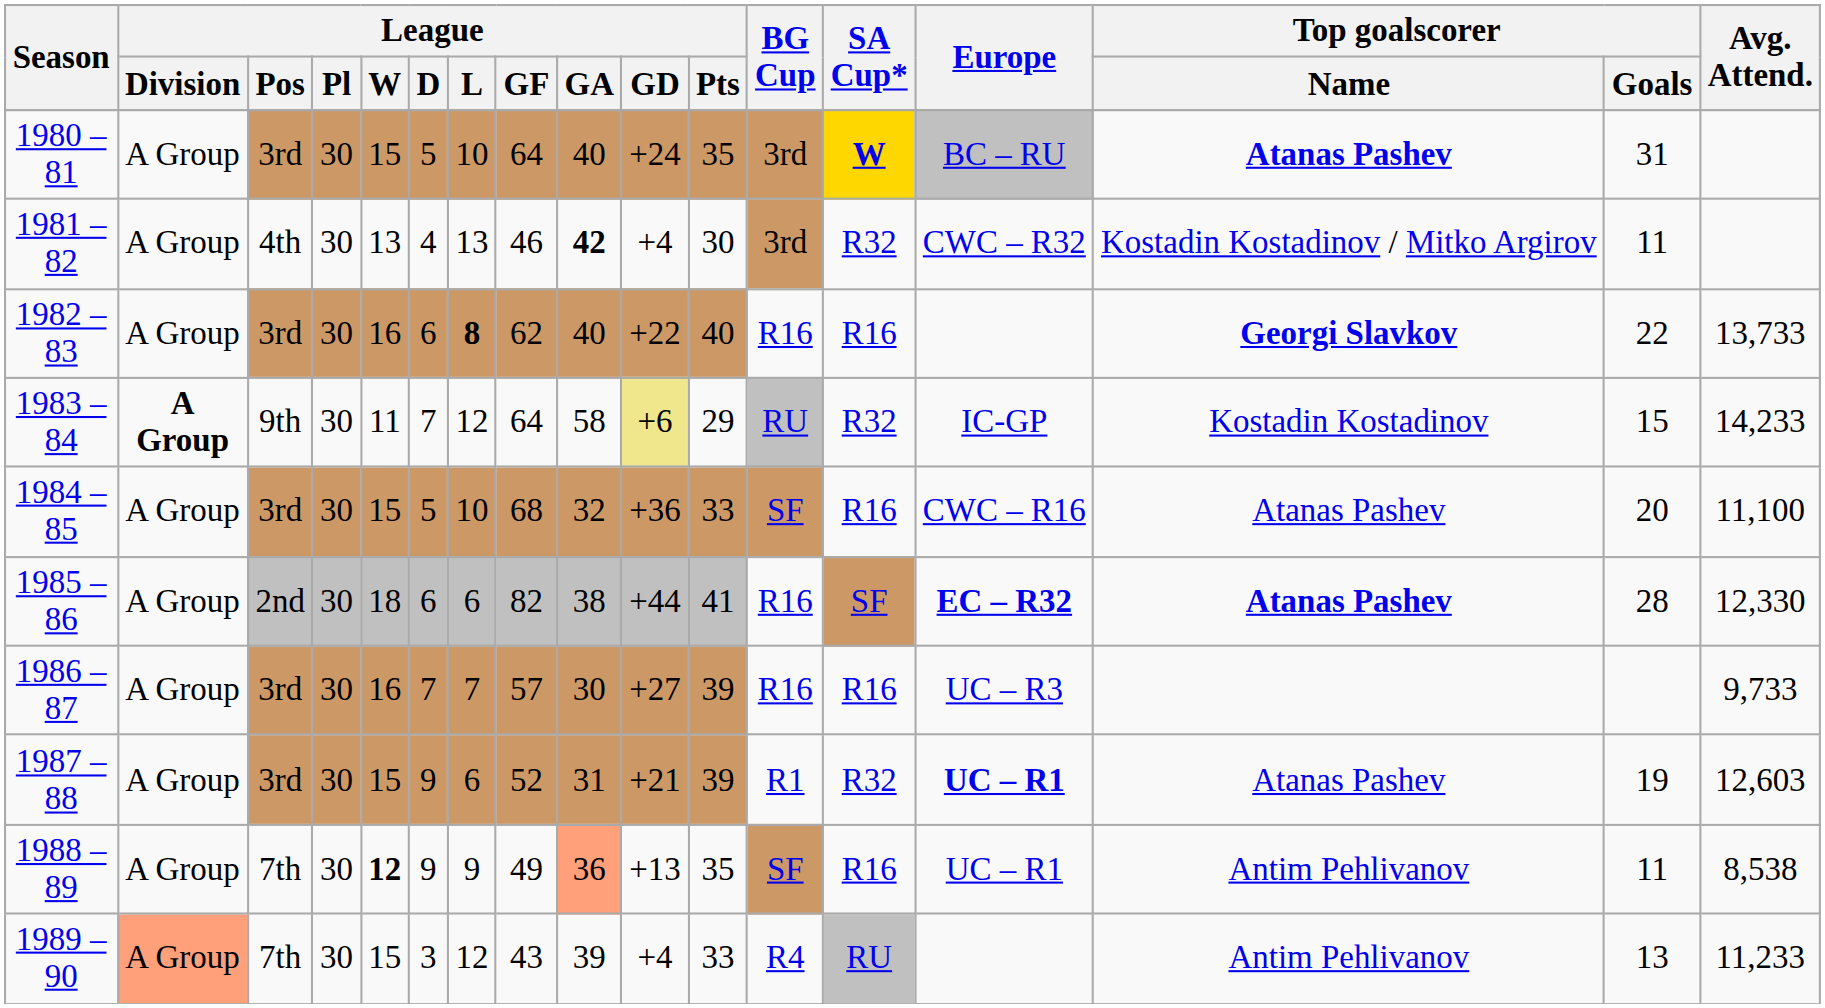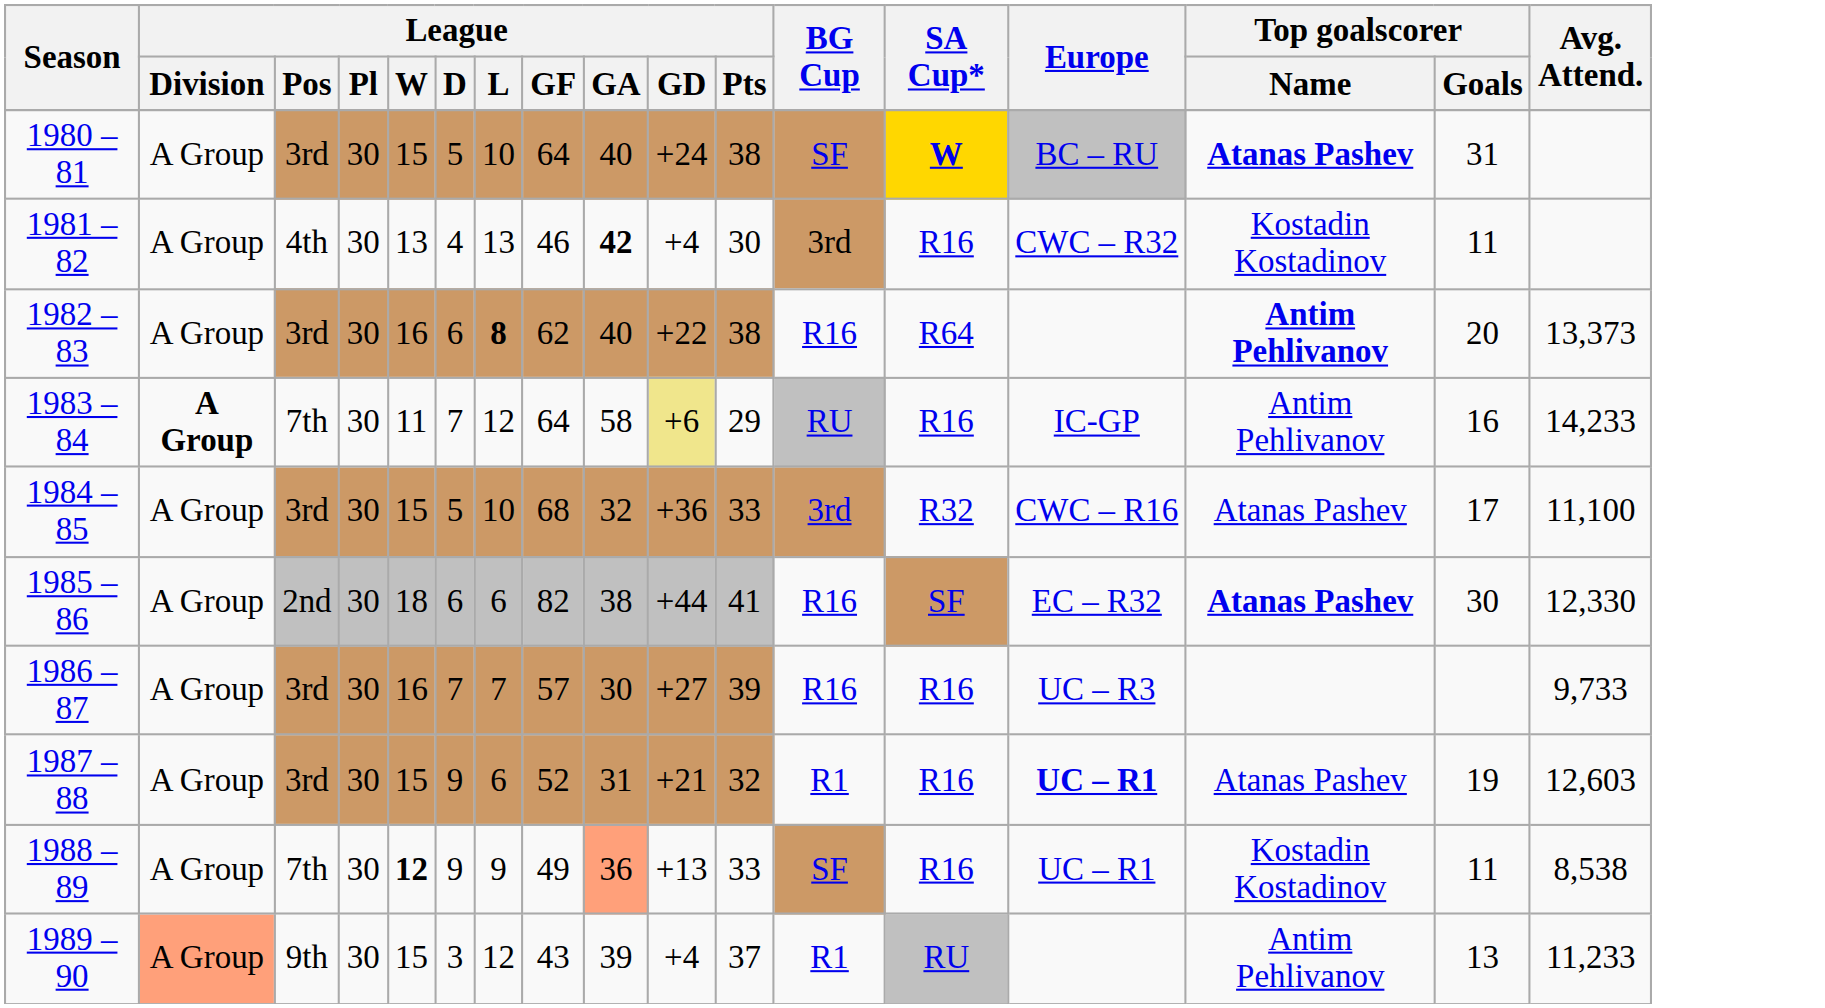(718, 153) 35 -> (745, 153) 38
(785, 153) 3rd -> (830, 153) SF
(869, 243) R32 -> (946, 243) R16
(1349, 243) Kostadin Kostadinov / Mitko Argirov -> (1310, 243) Kostadin Kostadinov
(718, 332) 40 -> (745, 332) 38
(869, 332) R16 -> (946, 332) R64
(1349, 332) Georgi Slavkov -> (1310, 332) Antim Pehlivanov
(1652, 332) 22 -> (1483, 332) 20
(1760, 332) 13,733 -> (1591, 332) 13,373
(280, 421) 9th -> (307, 421) 7th
(869, 421) R32 -> (946, 421) R16
(1349, 421) Kostadin Kostadinov -> (1310, 421) Antim Pehlivanov
(1652, 421) 15 -> (1483, 421) 16
(785, 511) SF -> (830, 511) 3rd
(869, 511) R16 -> (946, 511) R32
(1652, 511) 20 -> (1483, 511) 17
(1004, 600) bold -> (1097, 600) normal
(1652, 600) 28 -> (1483, 600) 30
(718, 779) 39 -> (745, 779) 32
(869, 779) R32 -> (946, 779) R16
(718, 868) 35 -> (745, 868) 33
(1349, 868) Antim Pehlivanov -> (1310, 868) Kostadin Kostadinov
(280, 957) 7th -> (307, 957) 9th
(718, 957) 33 -> (745, 957) 37
(785, 957) R4 -> (830, 957) R1
